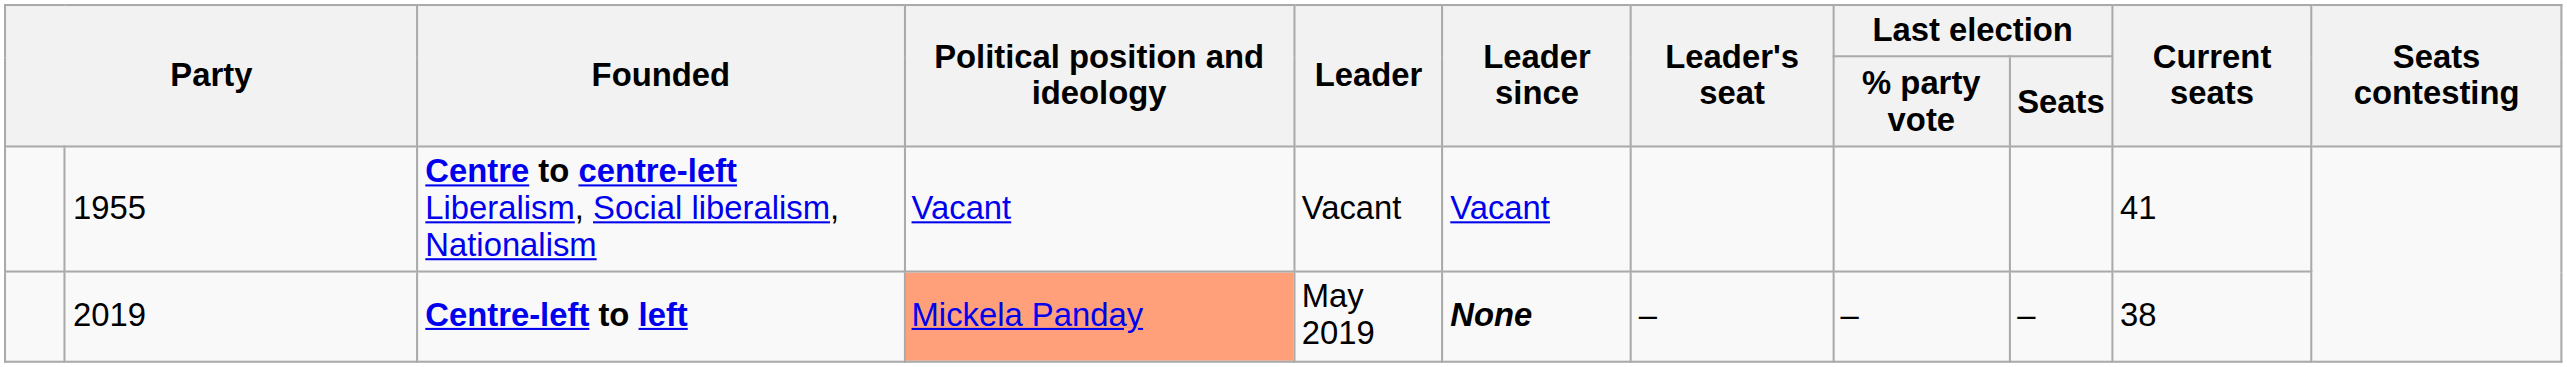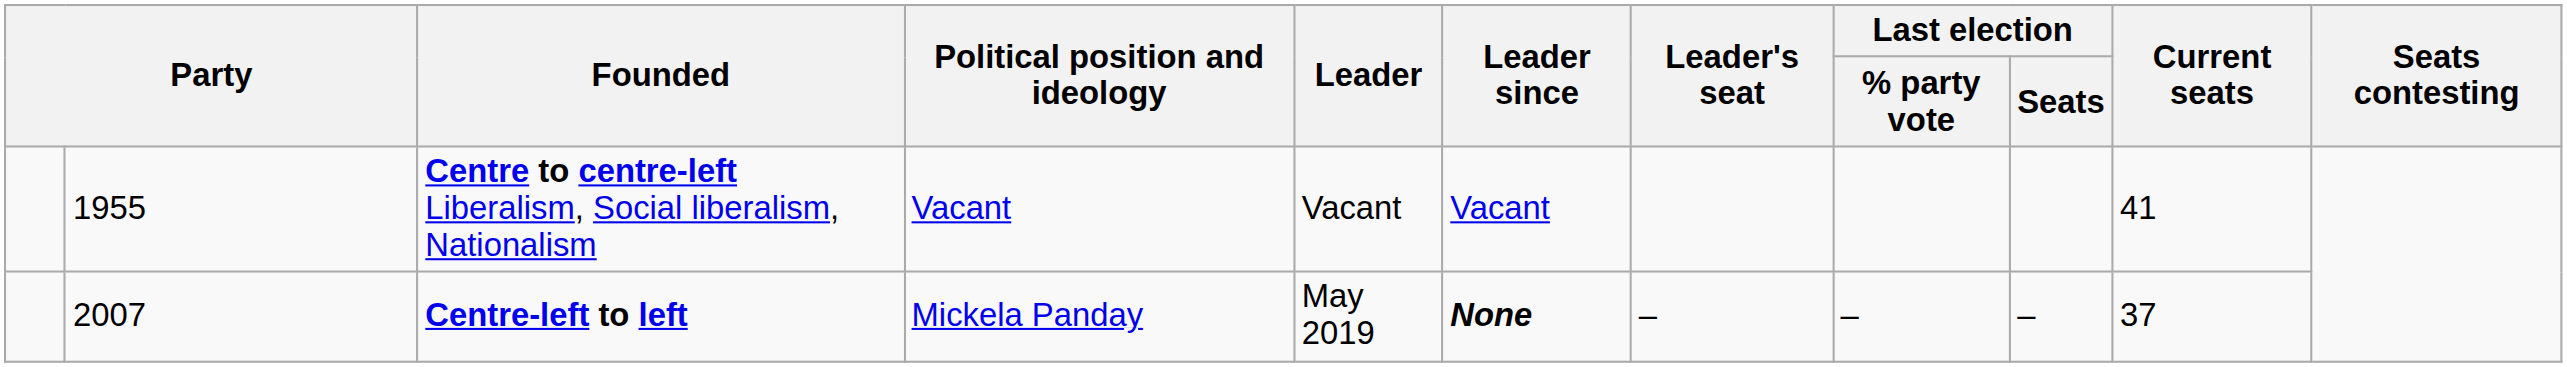(110, 315) 2019 -> (110, 315) 2007
(1027, 315) lightsalmon background -> (1027, 315) no background
(2138, 315) 38 -> (2138, 315) 37
